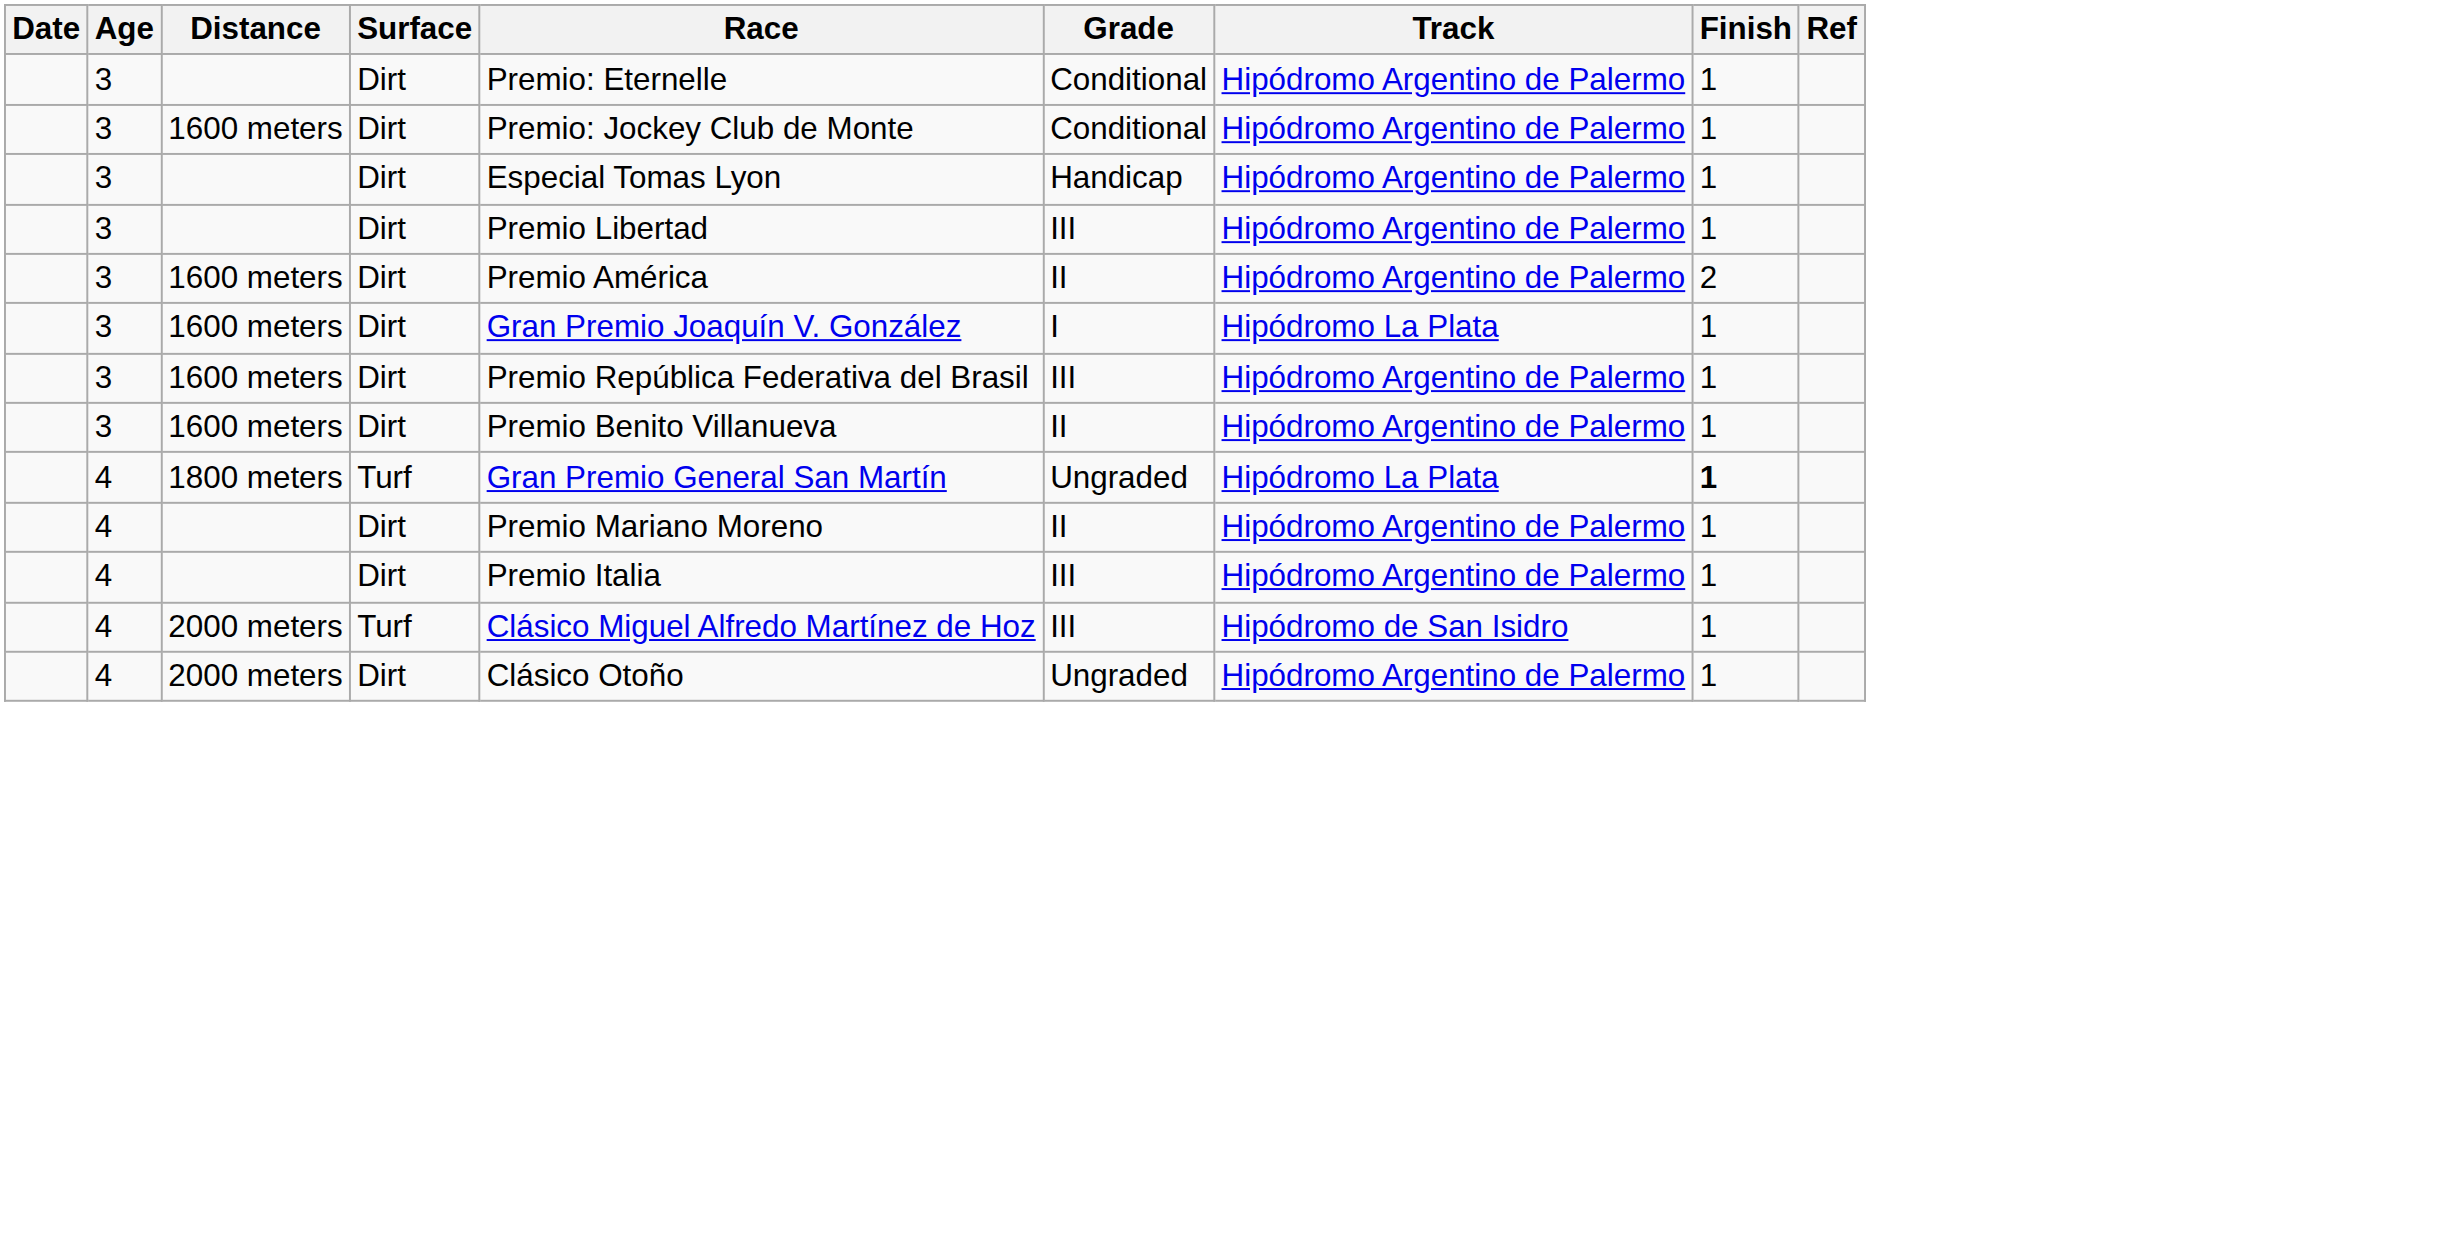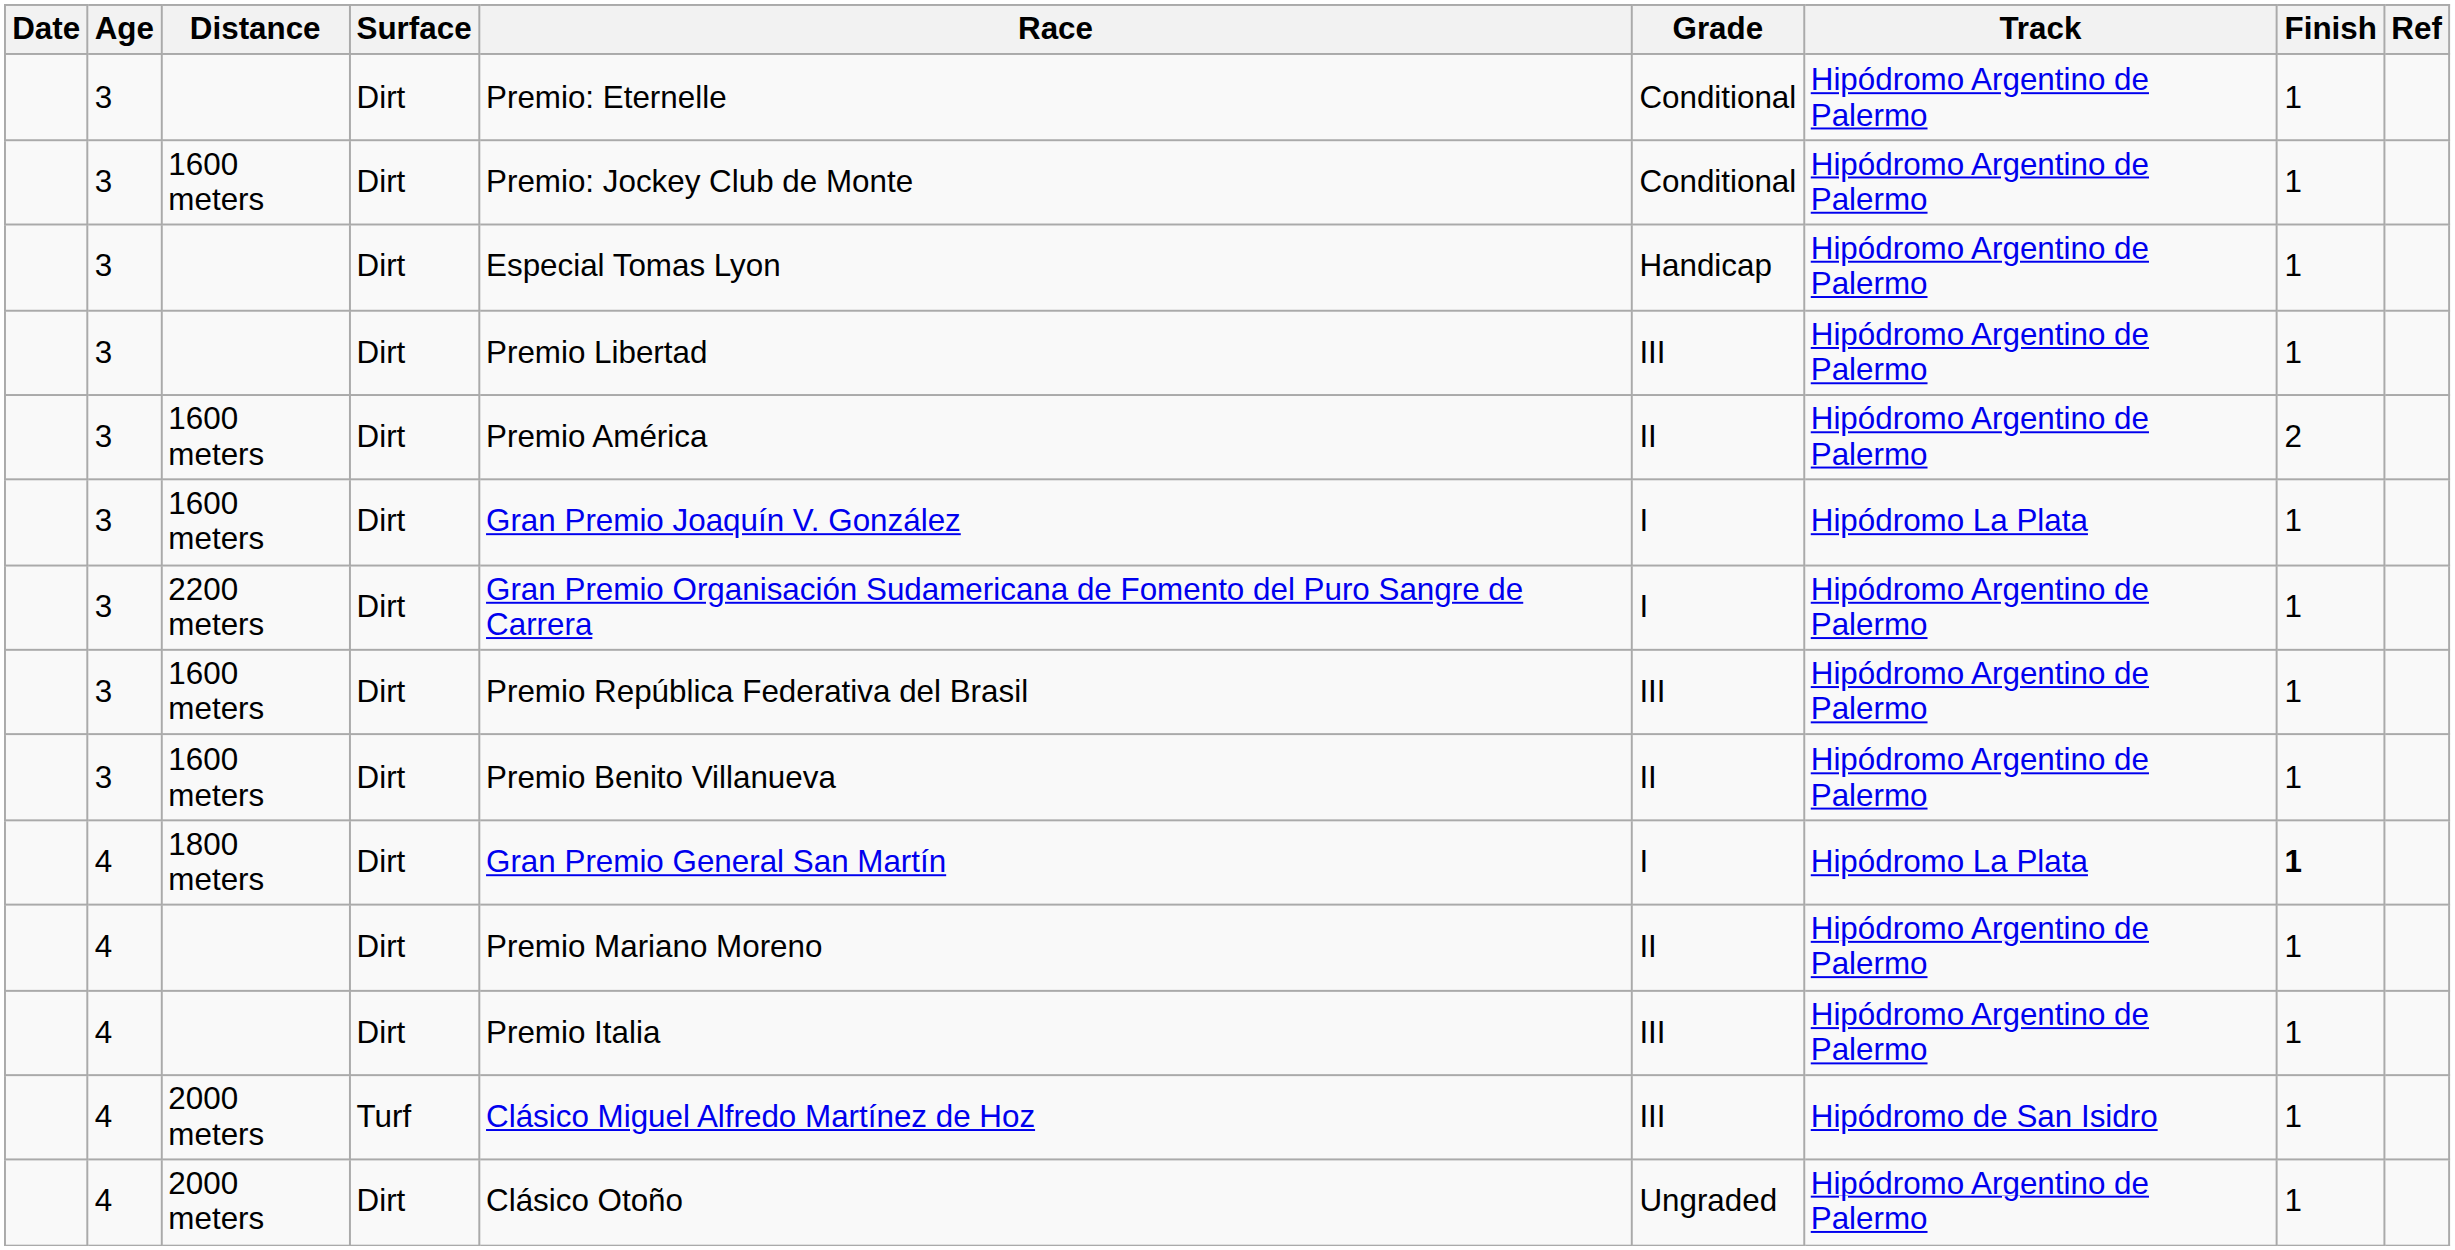+ row: (103, 606)
(384, 476) Turf -> (381, 861) Dirt
(1119, 476) Ungraded -> (1644, 861) I
